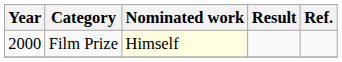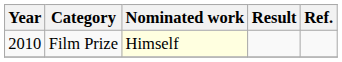(25, 43) 2000 -> (25, 43) 2010
